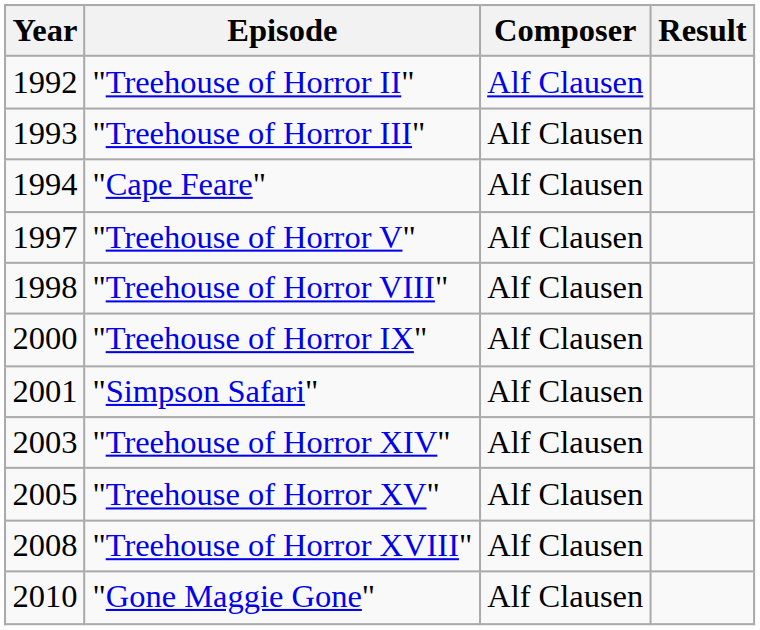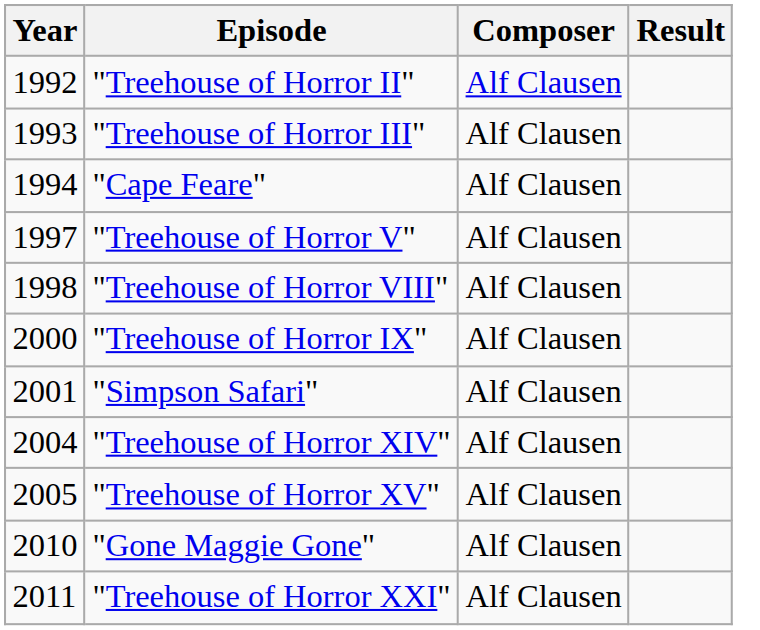(45, 442) 2003 -> (45, 442) 2004
- row: (282, 545)
+ row: (272, 596)
